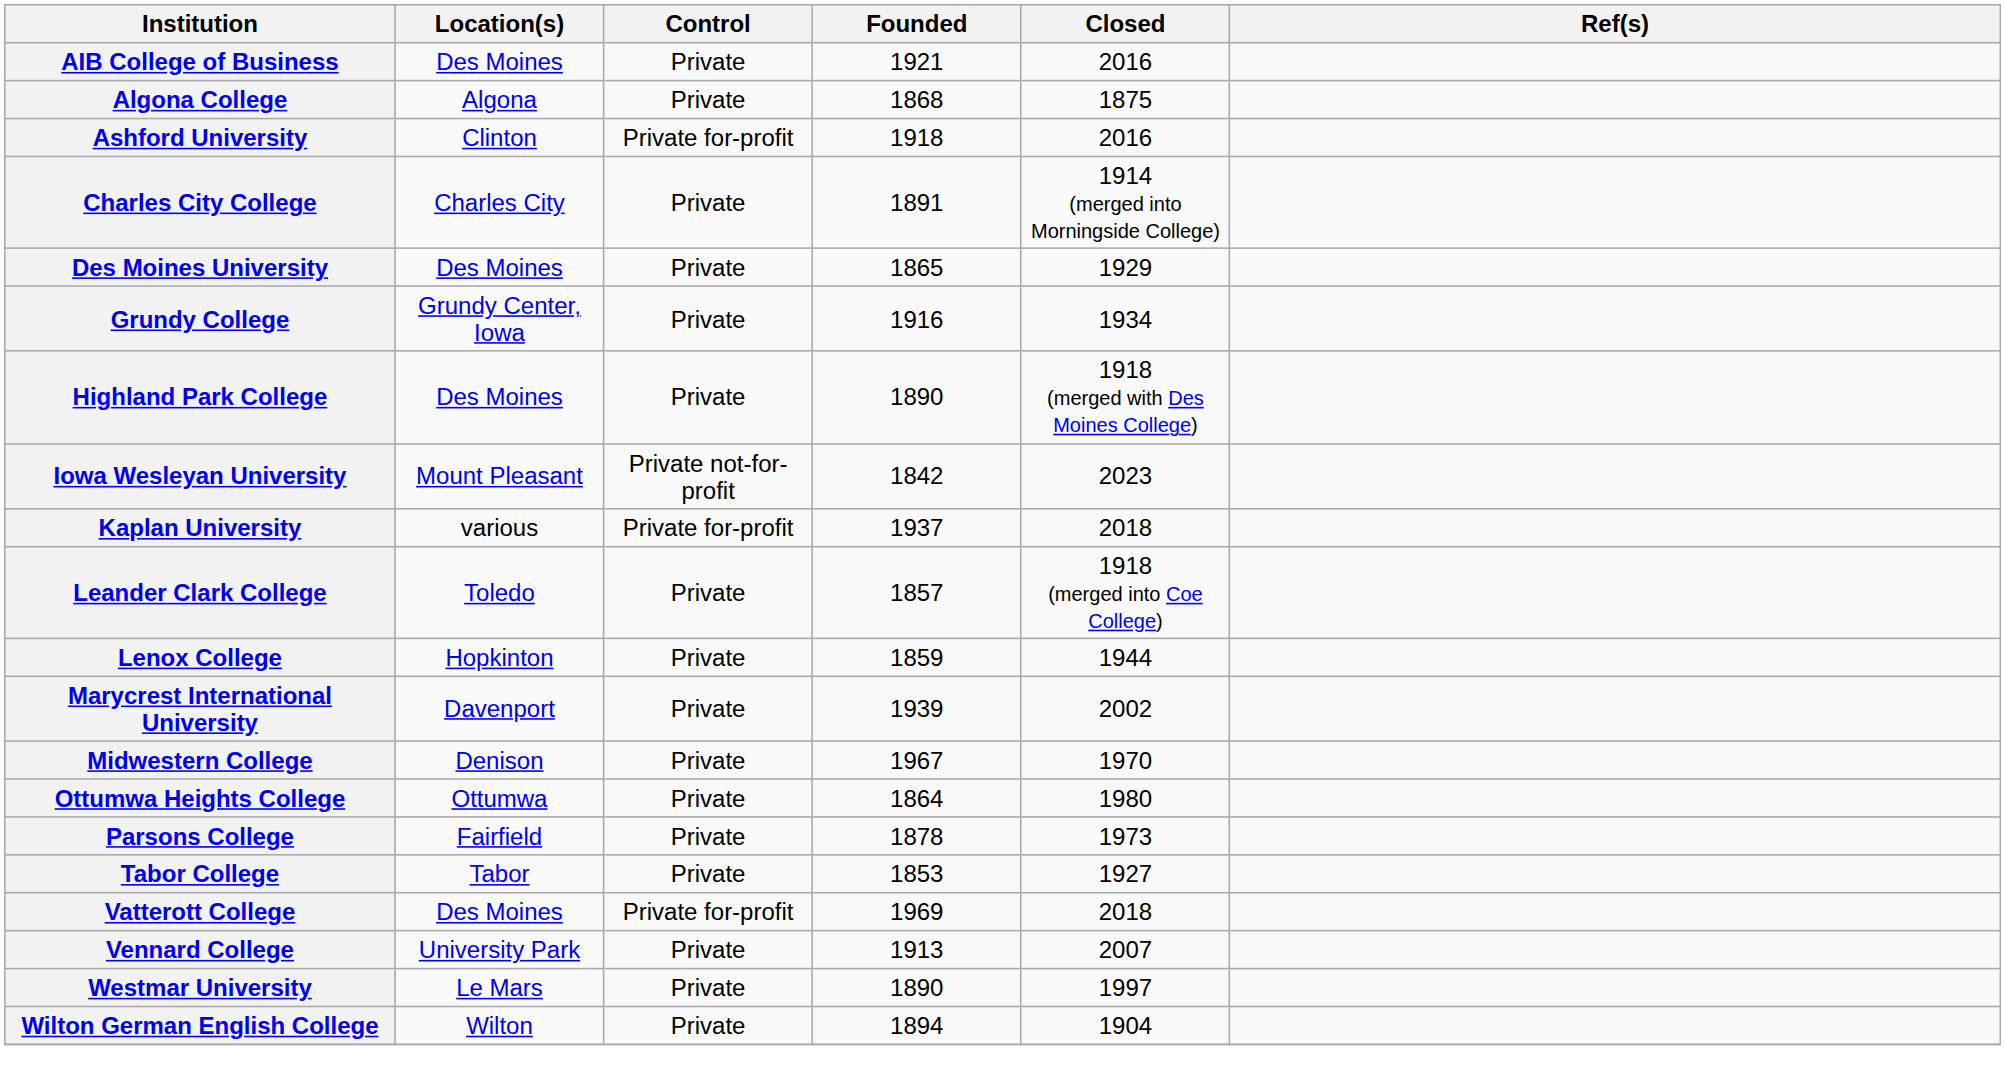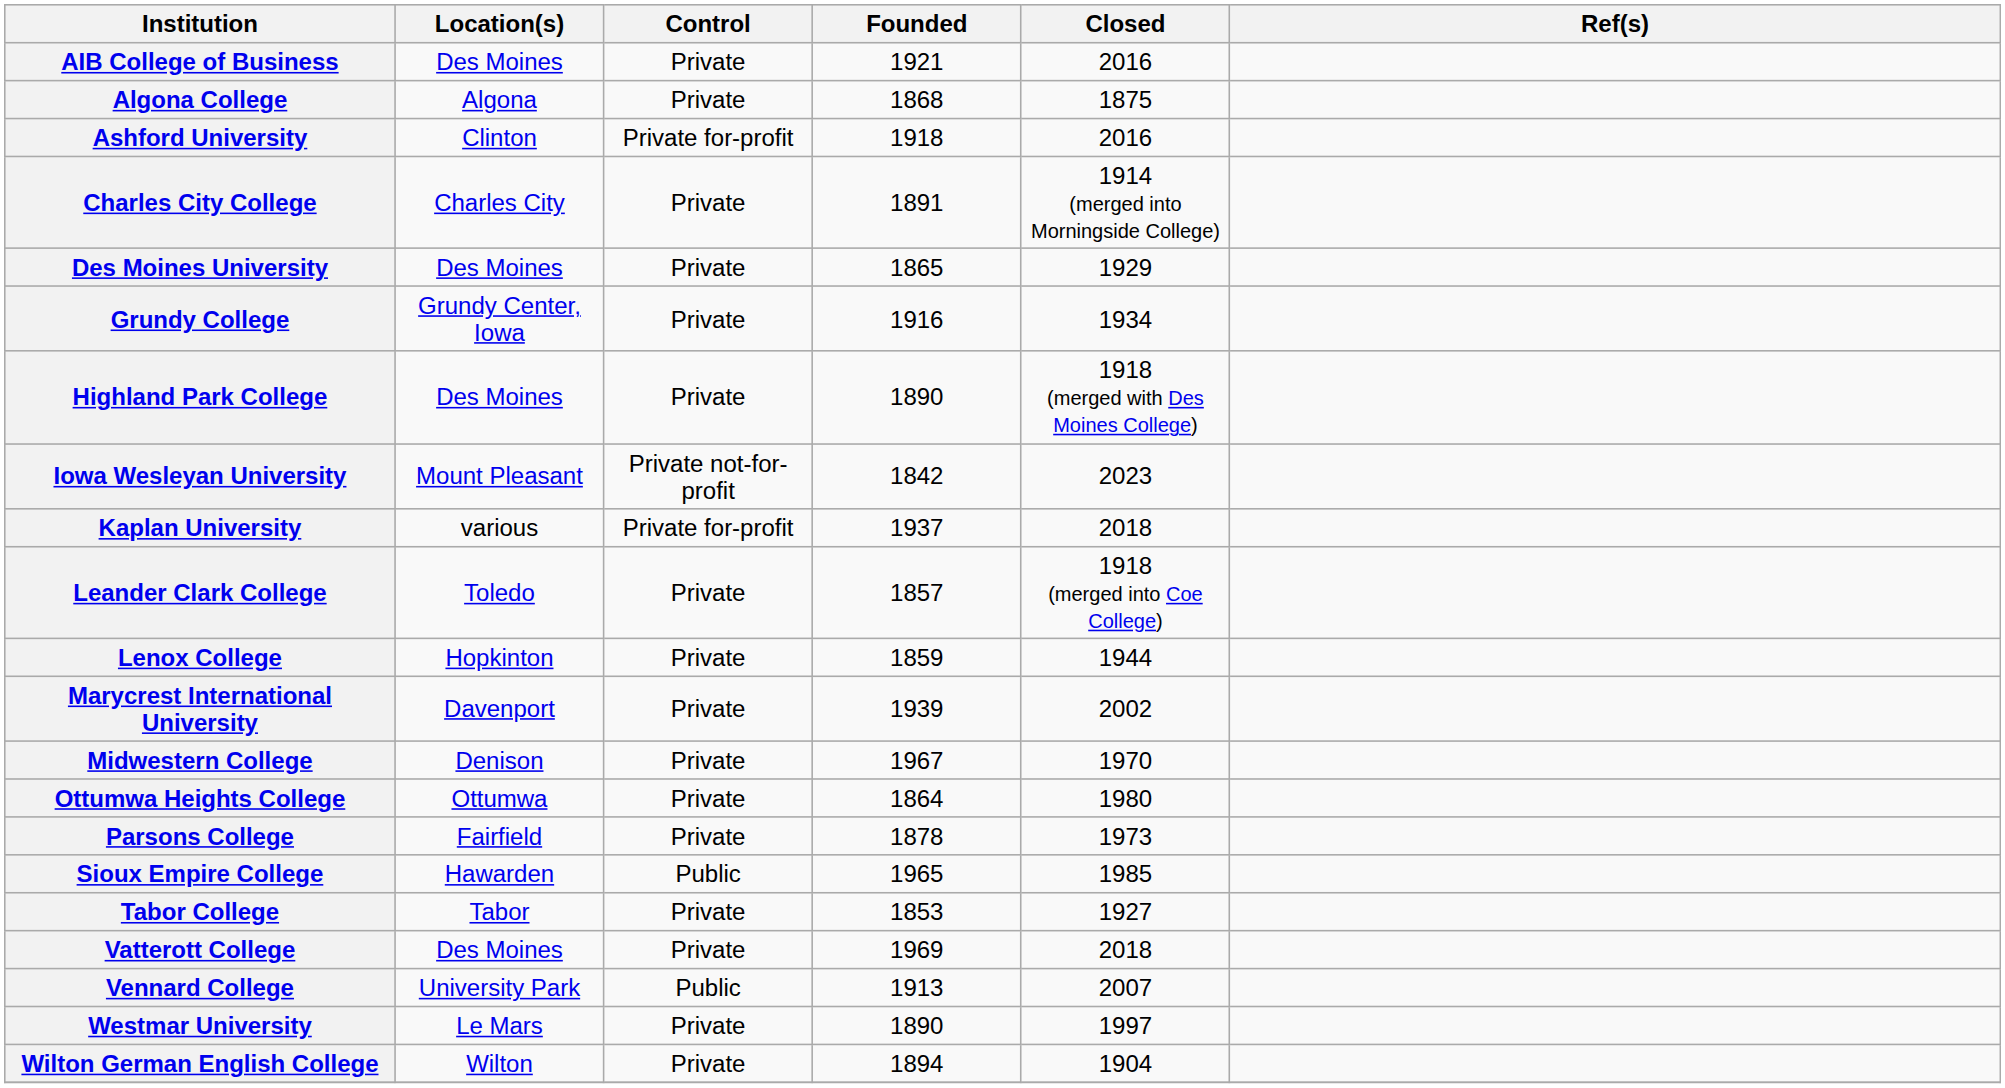+ row: (200, 874)
(708, 912) Private for-profit -> (708, 950) Private
(708, 950) Private -> (708, 988) Public
